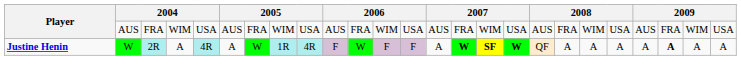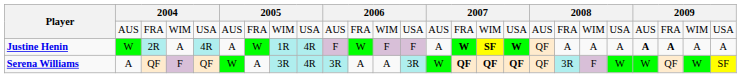(645, 46) normal -> (645, 46) bold
+ row: (43, 63)
